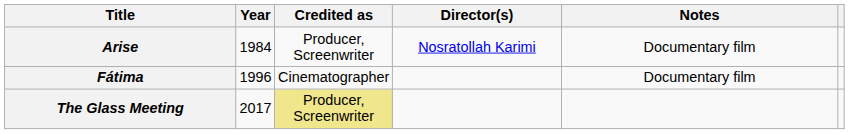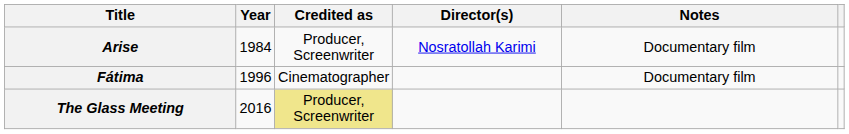(255, 108) 2017 -> (255, 108) 2016
